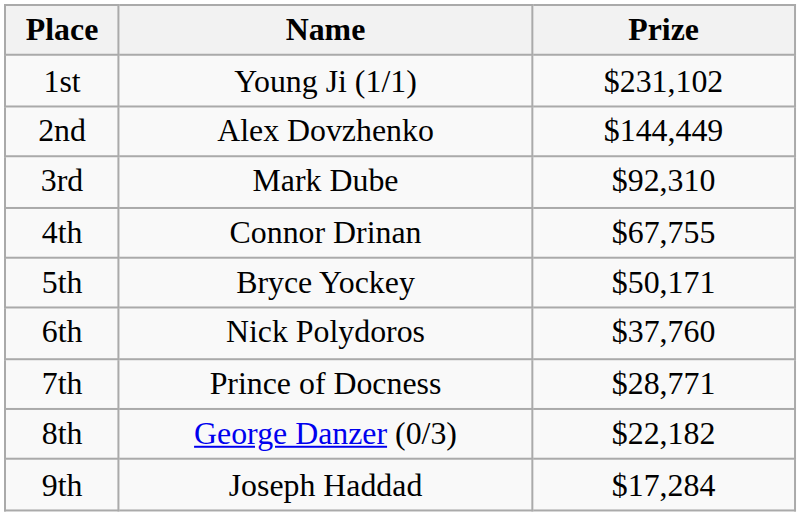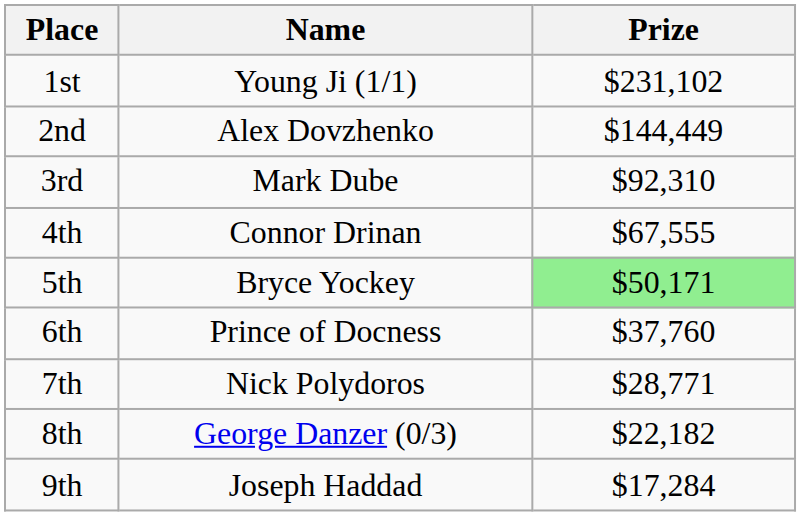(664, 231) $67,755 -> (664, 231) $67,555
(664, 282) no background -> (664, 282) lightgreen background
(326, 332) Nick Polydoros -> (325, 332) Prince of Docness
(325, 383) Prince of Docness -> (326, 383) Nick Polydoros
